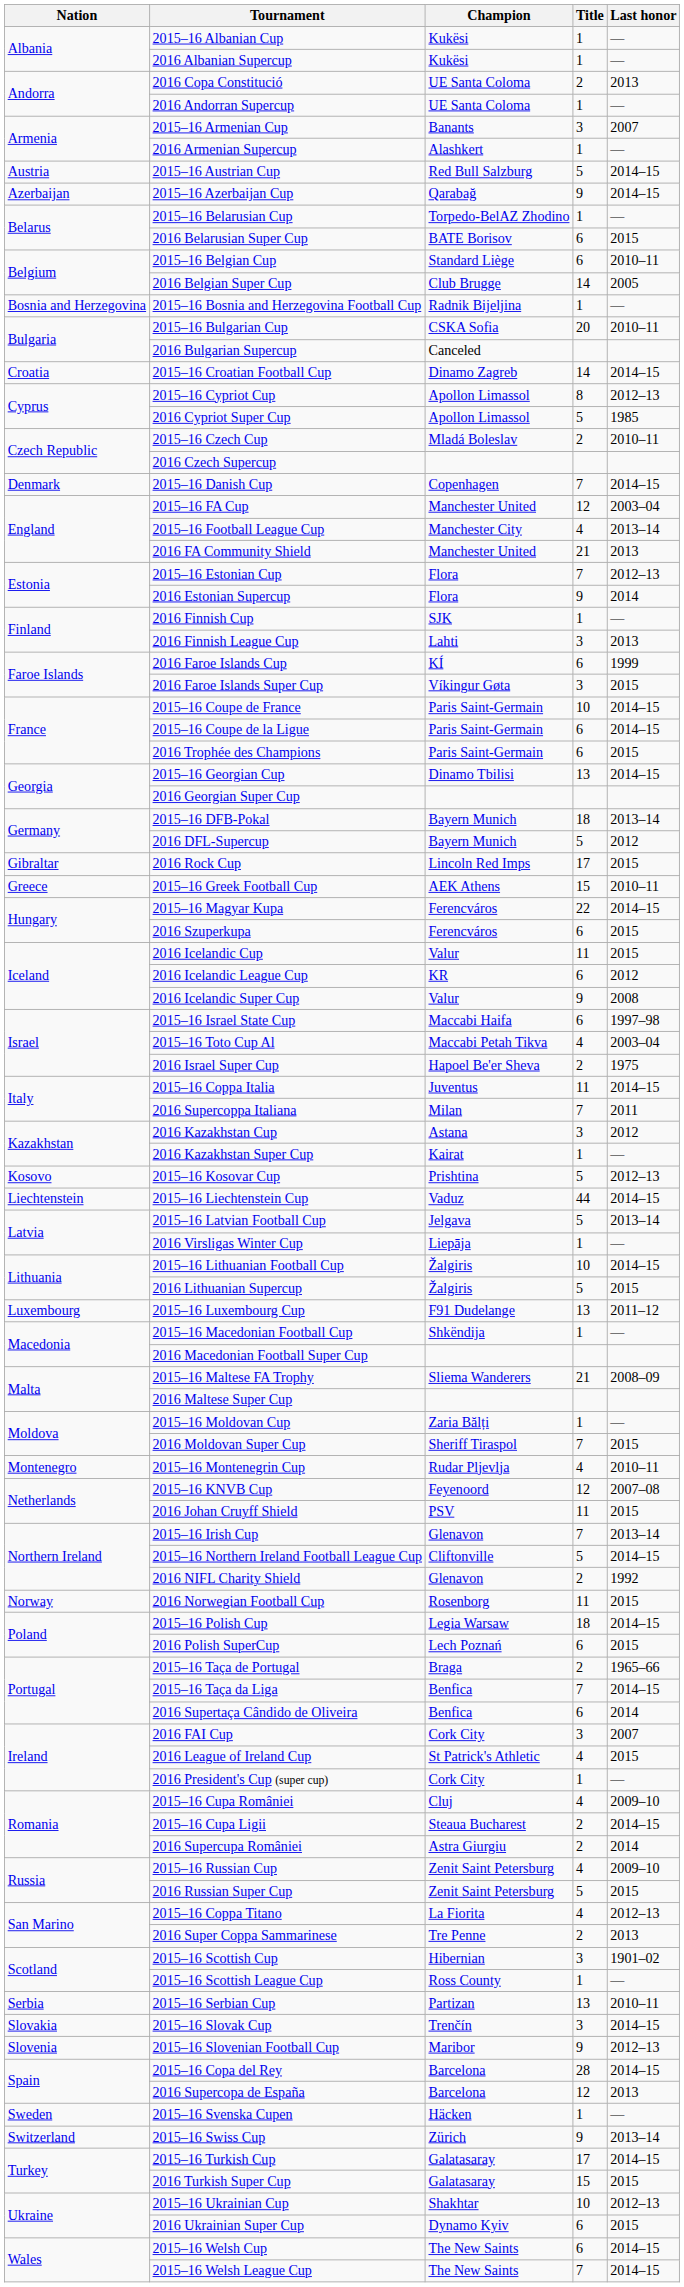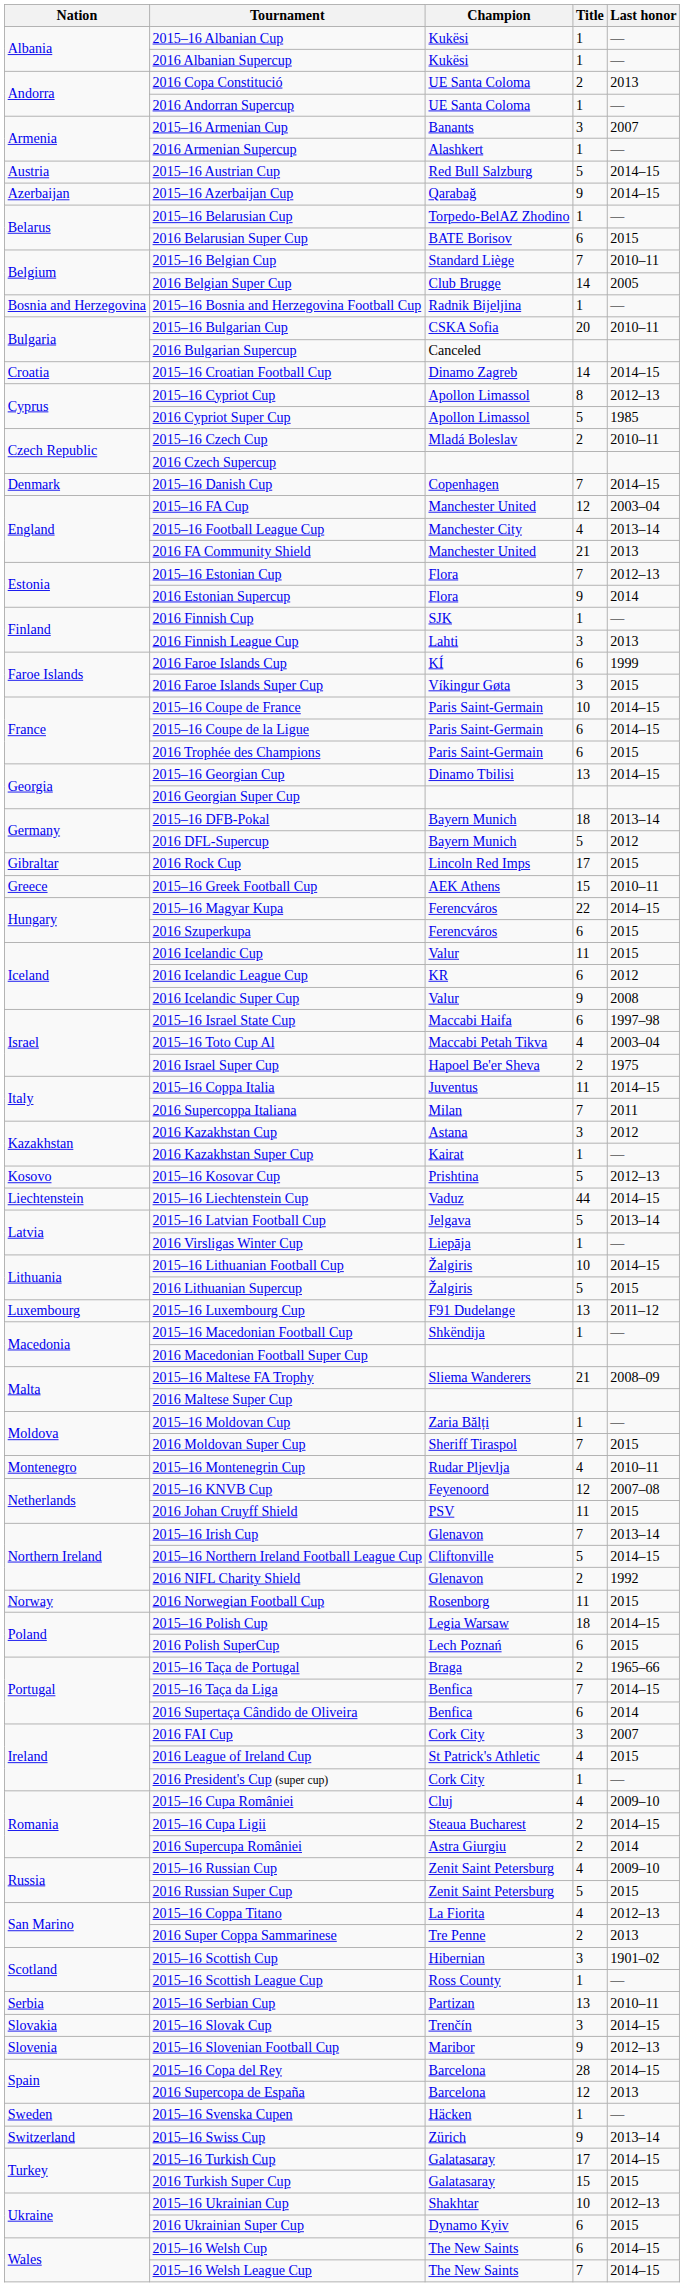(579, 261) 6 -> (579, 261) 7
